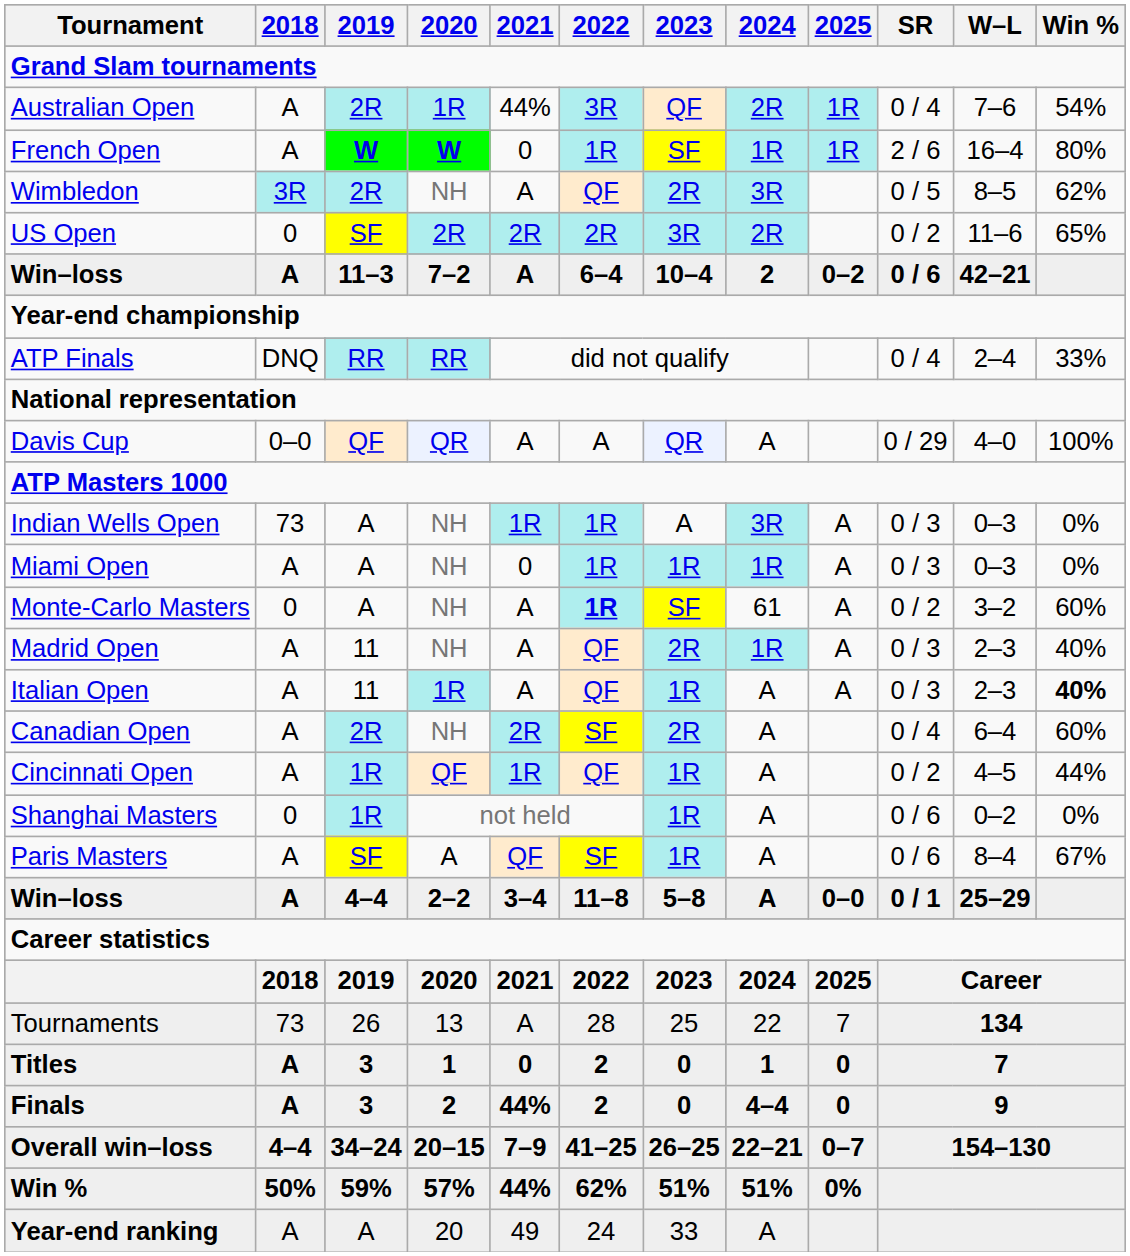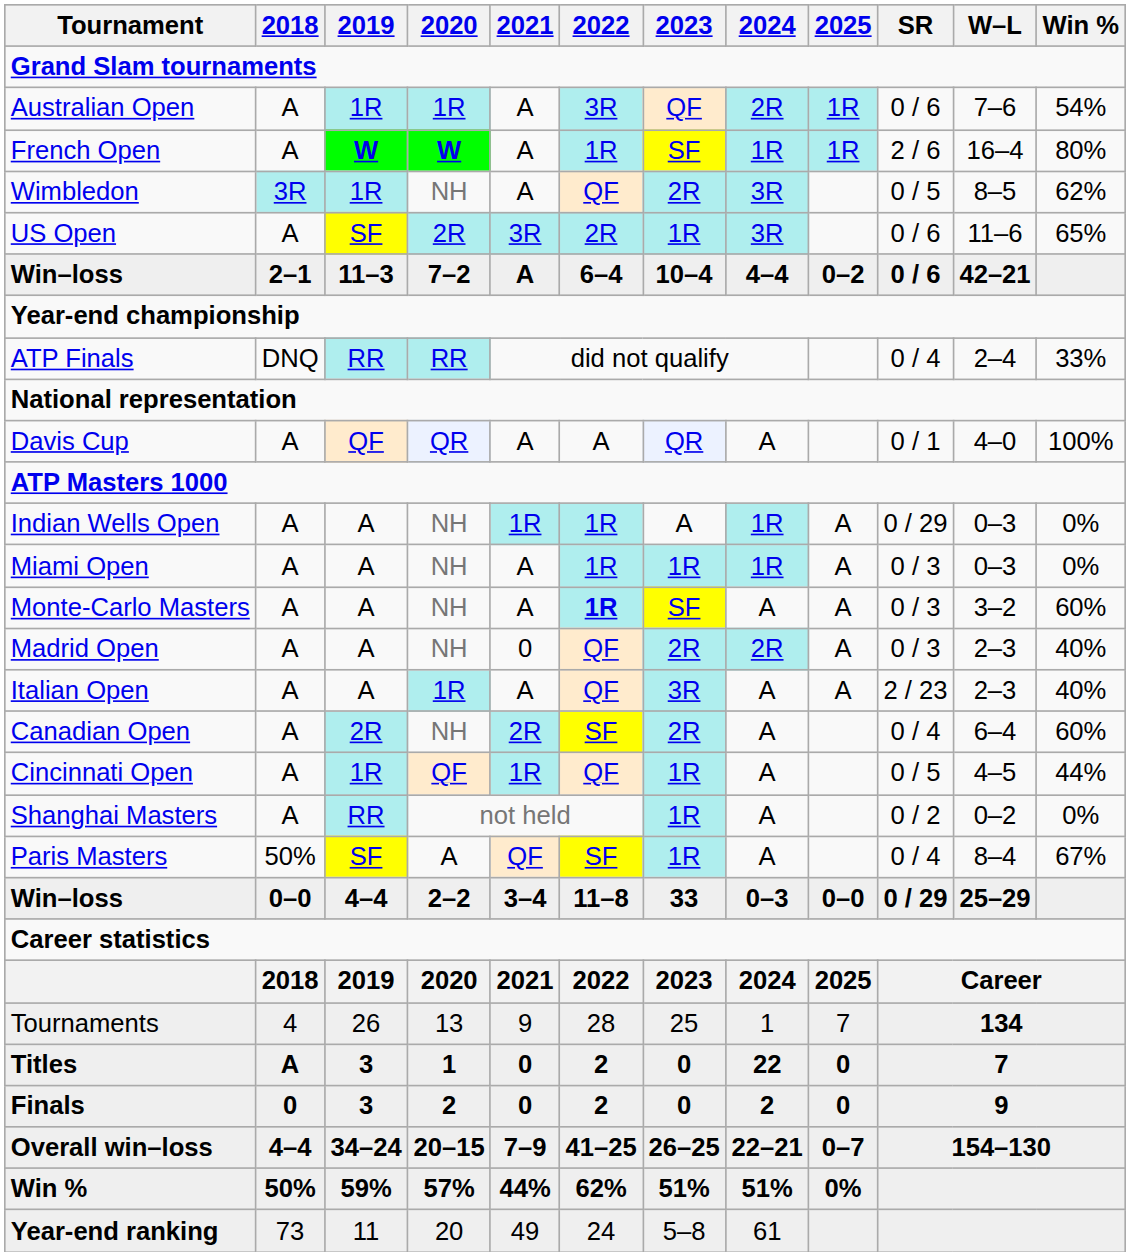(366, 107) 2R -> (366, 107) 1R
(525, 107) 44% -> (525, 107) A
(916, 107) 0 / 4 -> (916, 107) 0 / 6
(525, 149) 0 -> (525, 149) A
(366, 191) 2R -> (366, 191) 1R
(290, 232) 0 -> (290, 232) A
(525, 232) 2R -> (525, 232) 3R
(684, 232) 3R -> (684, 232) 1R
(767, 232) 2R -> (767, 232) 3R
(916, 232) 0 / 2 -> (916, 232) 0 / 6
(290, 274) A -> (290, 274) 2–1
(767, 274) 2 -> (767, 274) 4–4
(290, 440) 0–0 -> (290, 440) A
(916, 440) 0 / 29 -> (916, 440) 0 / 1
(290, 523) 73 -> (290, 523) A
(767, 523) 3R -> (767, 523) 1R
(916, 523) 0 / 3 -> (916, 523) 0 / 29
(525, 565) 0 -> (525, 565) A
(290, 606) 0 -> (290, 606) A
(767, 606) 61 -> (767, 606) A
(916, 606) 0 / 2 -> (916, 606) 0 / 3
(366, 648) 11 -> (366, 648) A
(525, 648) A -> (525, 648) 0
(767, 648) 1R -> (767, 648) 2R
(366, 689) 11 -> (366, 689) A
(684, 689) 1R -> (684, 689) 3R
(916, 689) 0 / 3 -> (916, 689) 2 / 23
(1081, 689) bold -> (1081, 689) normal
(916, 772) 0 / 2 -> (916, 772) 0 / 5
(290, 814) 0 -> (290, 814) A
(366, 814) 1R -> (366, 814) RR
(916, 814) 0 / 6 -> (916, 814) 0 / 2
(290, 855) A -> (290, 855) 50%
(916, 855) 0 / 6 -> (916, 855) 0 / 4
(290, 897) A -> (290, 897) 0–0
(684, 897) 5–8 -> (684, 897) 33
(767, 897) A -> (767, 897) 0–3
(916, 897) 0 / 1 -> (916, 897) 0 / 29
(290, 1022) 73 -> (290, 1022) 4
(525, 1022) A -> (525, 1022) 9
(767, 1022) 22 -> (767, 1022) 1
(767, 1063) 1 -> (767, 1063) 22
(290, 1105) A -> (290, 1105) 0
(525, 1105) 44% -> (525, 1105) 0
(767, 1105) 4–4 -> (767, 1105) 2
(290, 1230) A -> (290, 1230) 73
(366, 1230) A -> (366, 1230) 11
(684, 1230) 33 -> (684, 1230) 5–8
(767, 1230) A -> (767, 1230) 61
